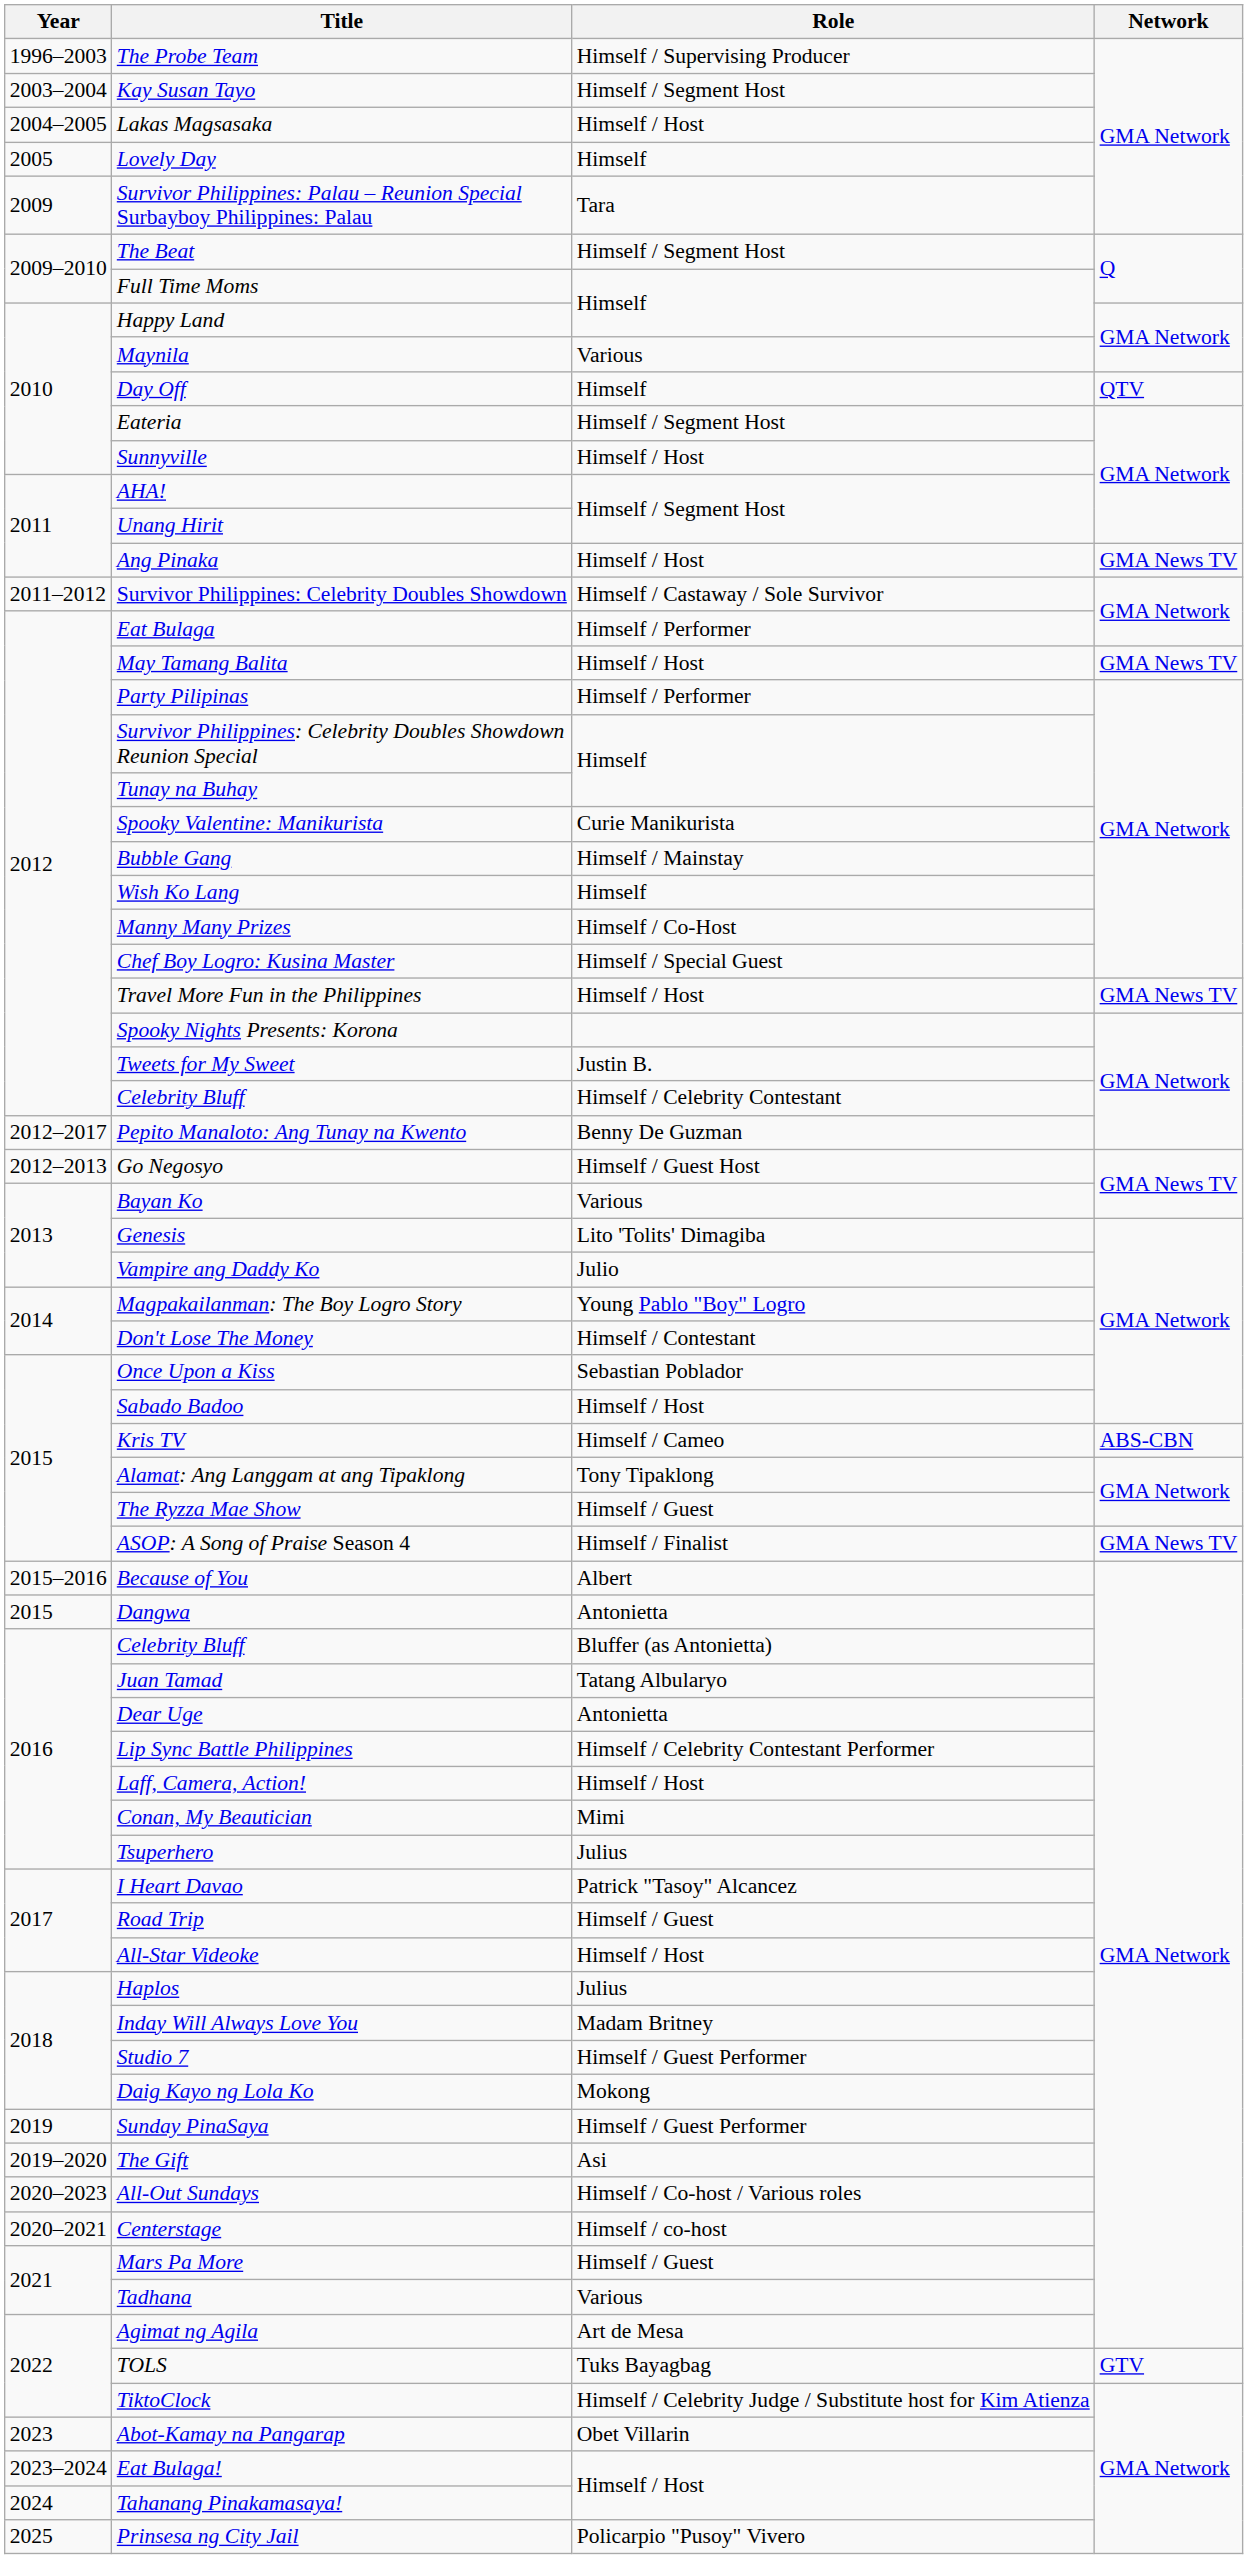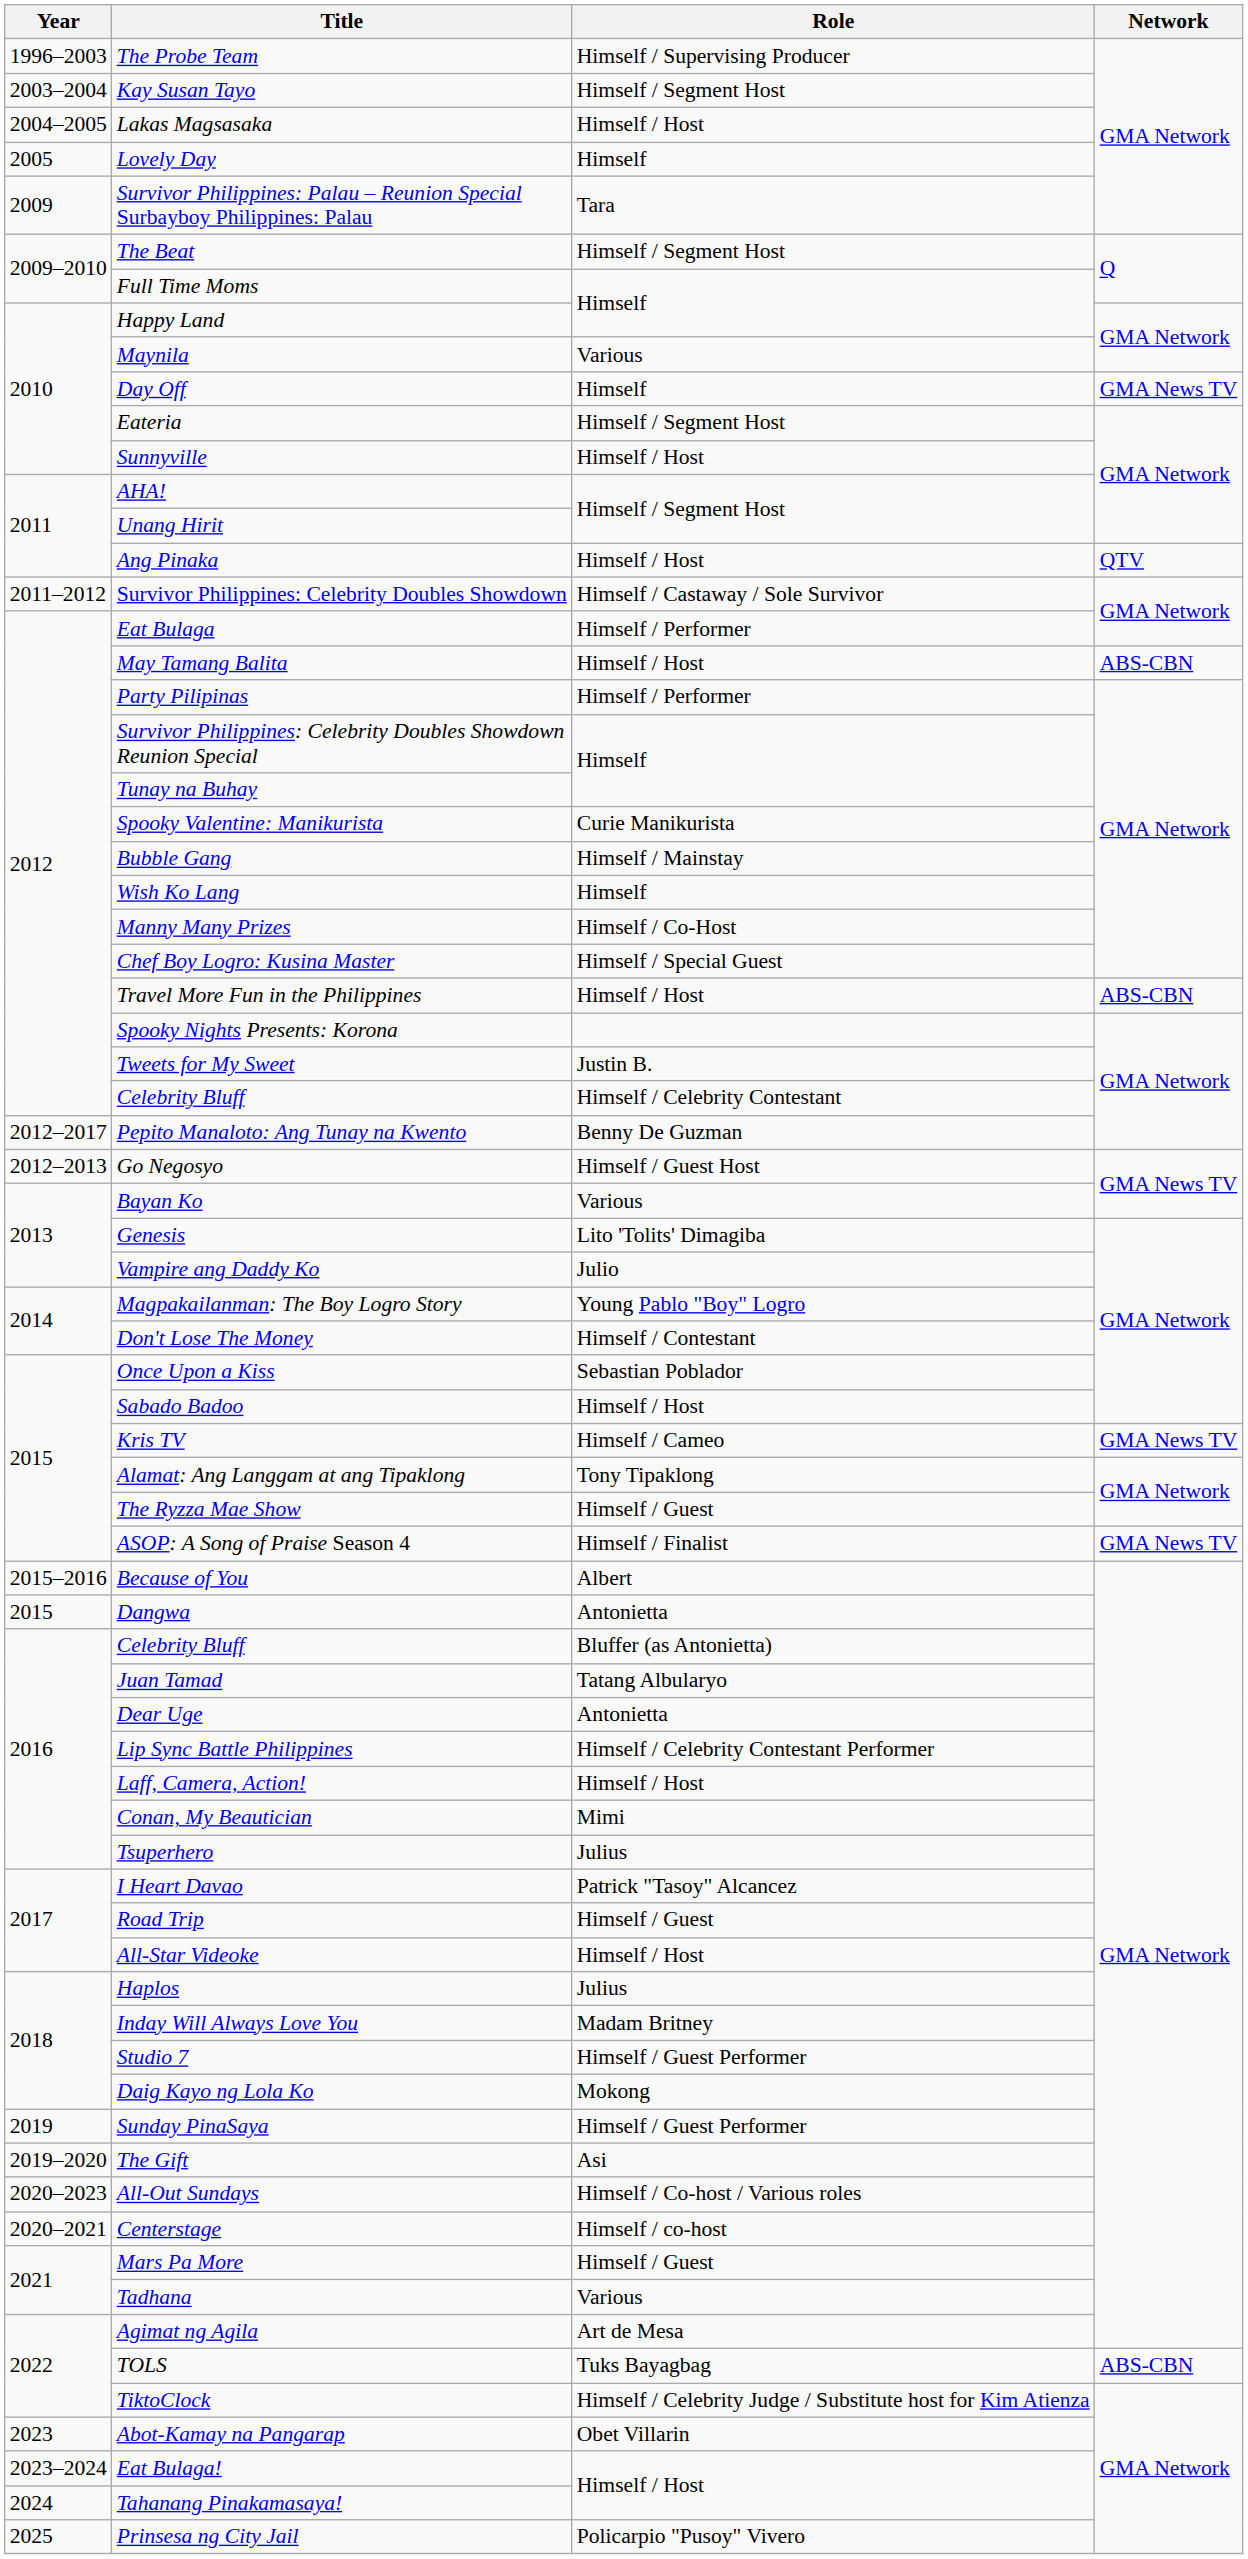(1122, 388) QTV -> (1168, 388) GMA News TV
(1168, 559) GMA News TV -> (1122, 559) QTV
(1168, 662) GMA News TV -> (1146, 662) ABS-CBN
(1168, 995) GMA News TV -> (1146, 995) ABS-CBN
(1146, 1440) ABS-CBN -> (1168, 1440) GMA News TV
(1122, 2365) GTV -> (1146, 2365) ABS-CBN
